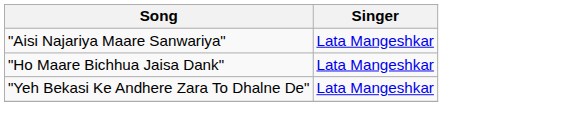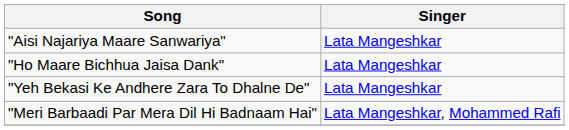+ row: (162, 112)
